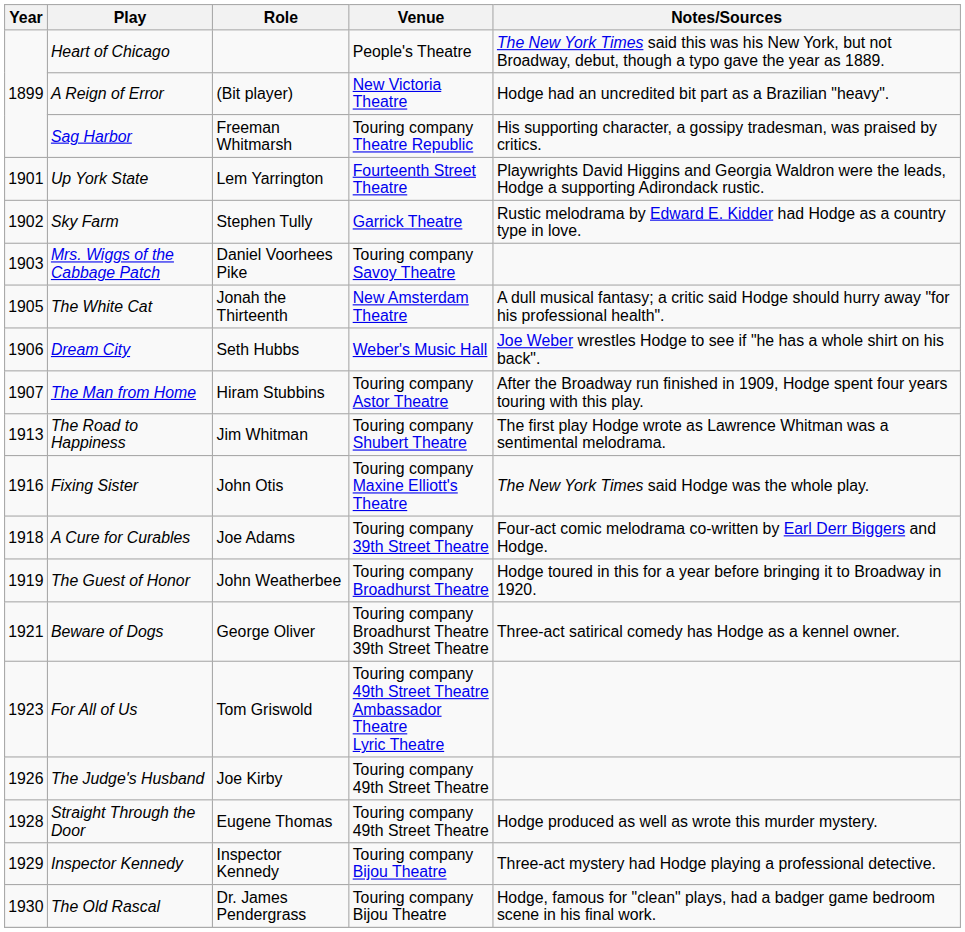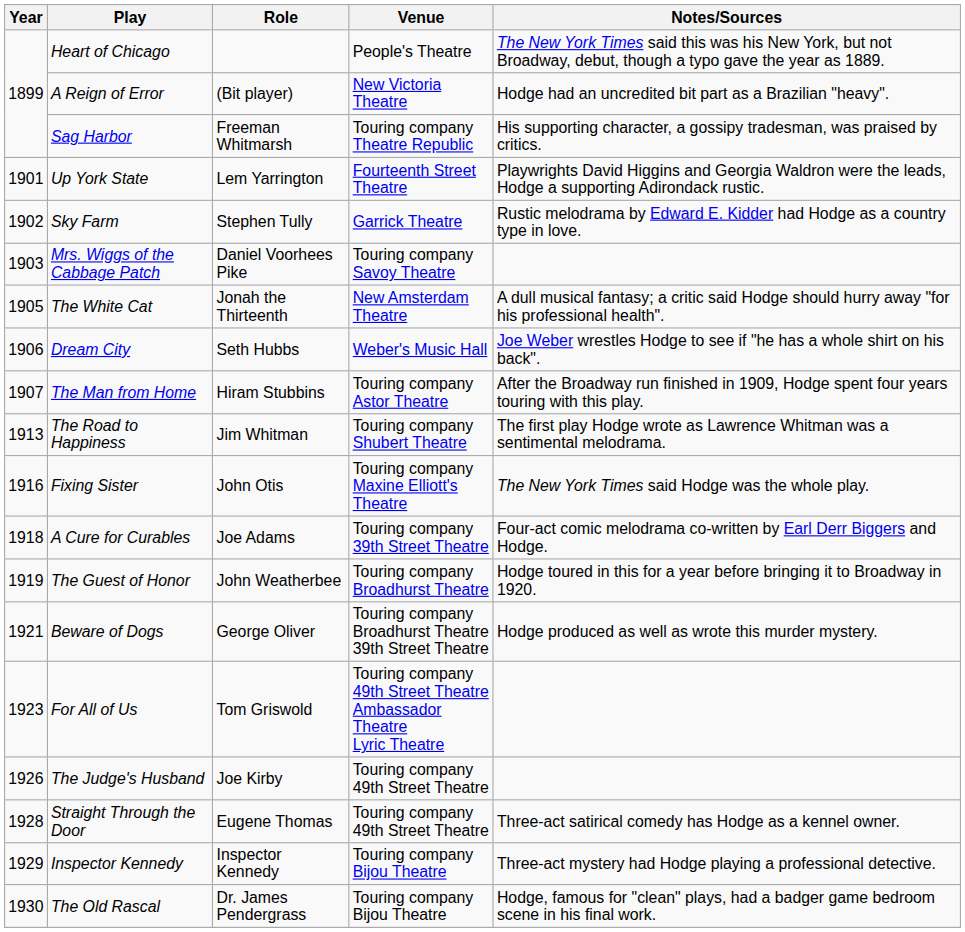(698, 632) Three-act satirical comedy has Hodge as a kennel owner. -> (687, 632) Hodge produced as well as wrote this murder mystery.
(687, 821) Hodge produced as well as wrote this murder mystery. -> (698, 821) Three-act satirical comedy has Hodge as a kennel owner.
